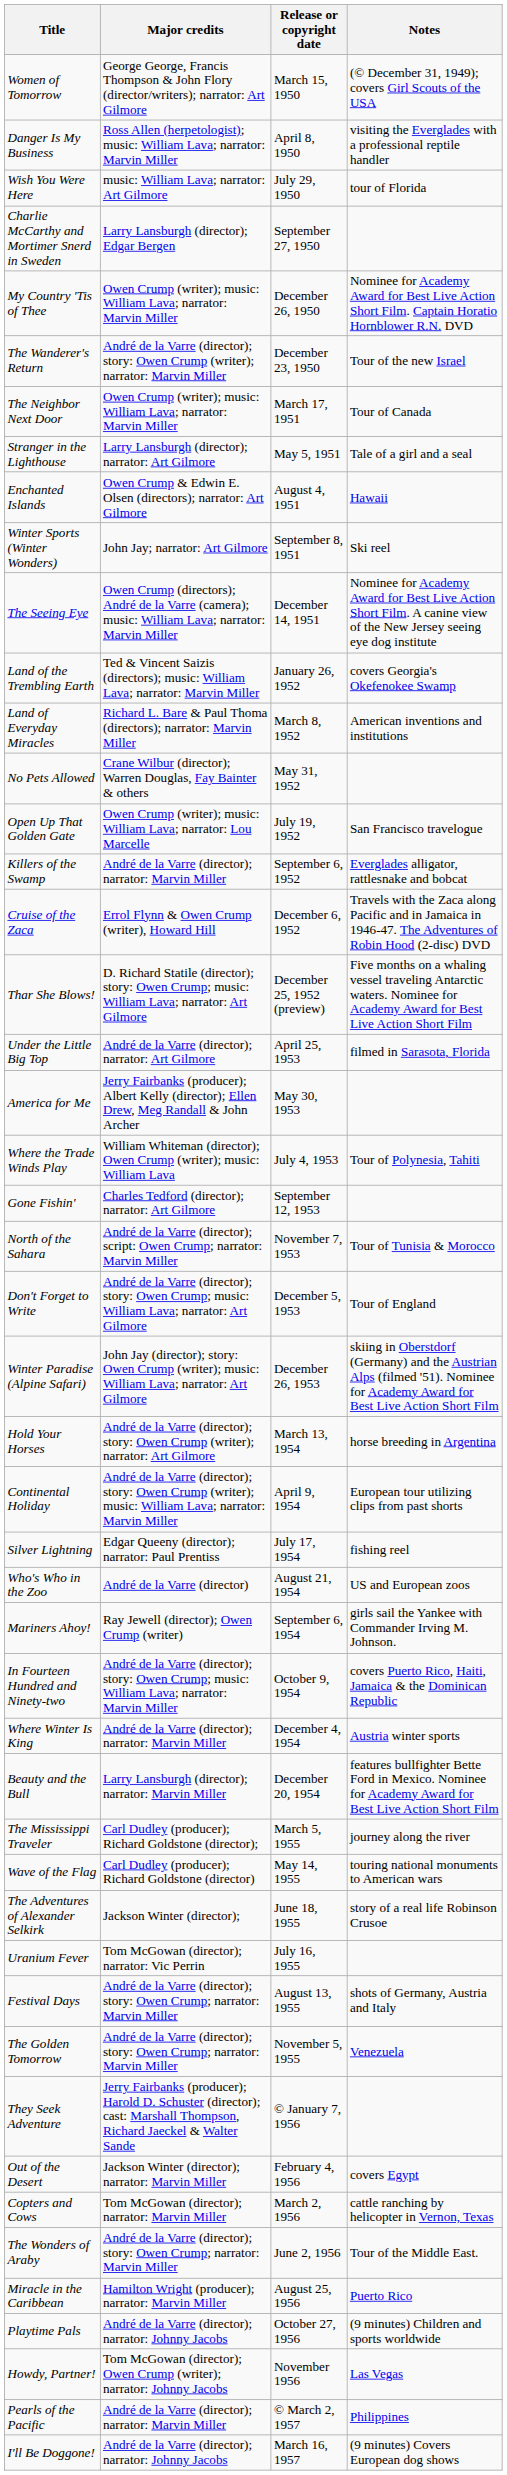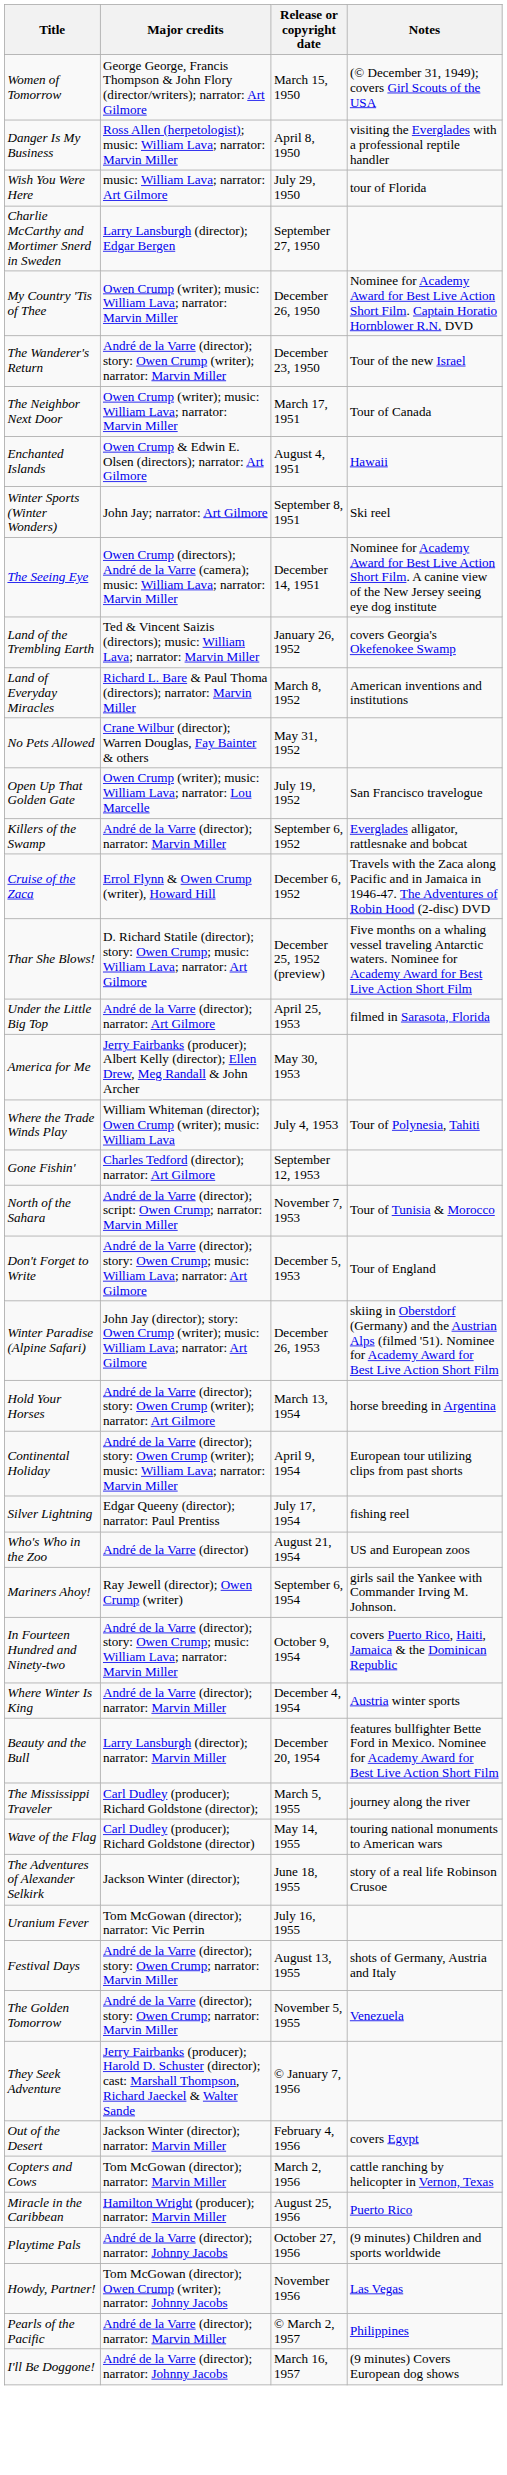- row: (47, 454)
- row: (48, 2252)
